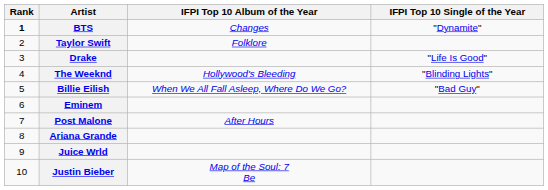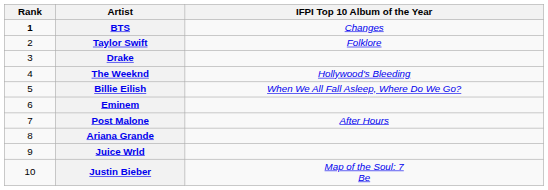- column: (457, 12)
